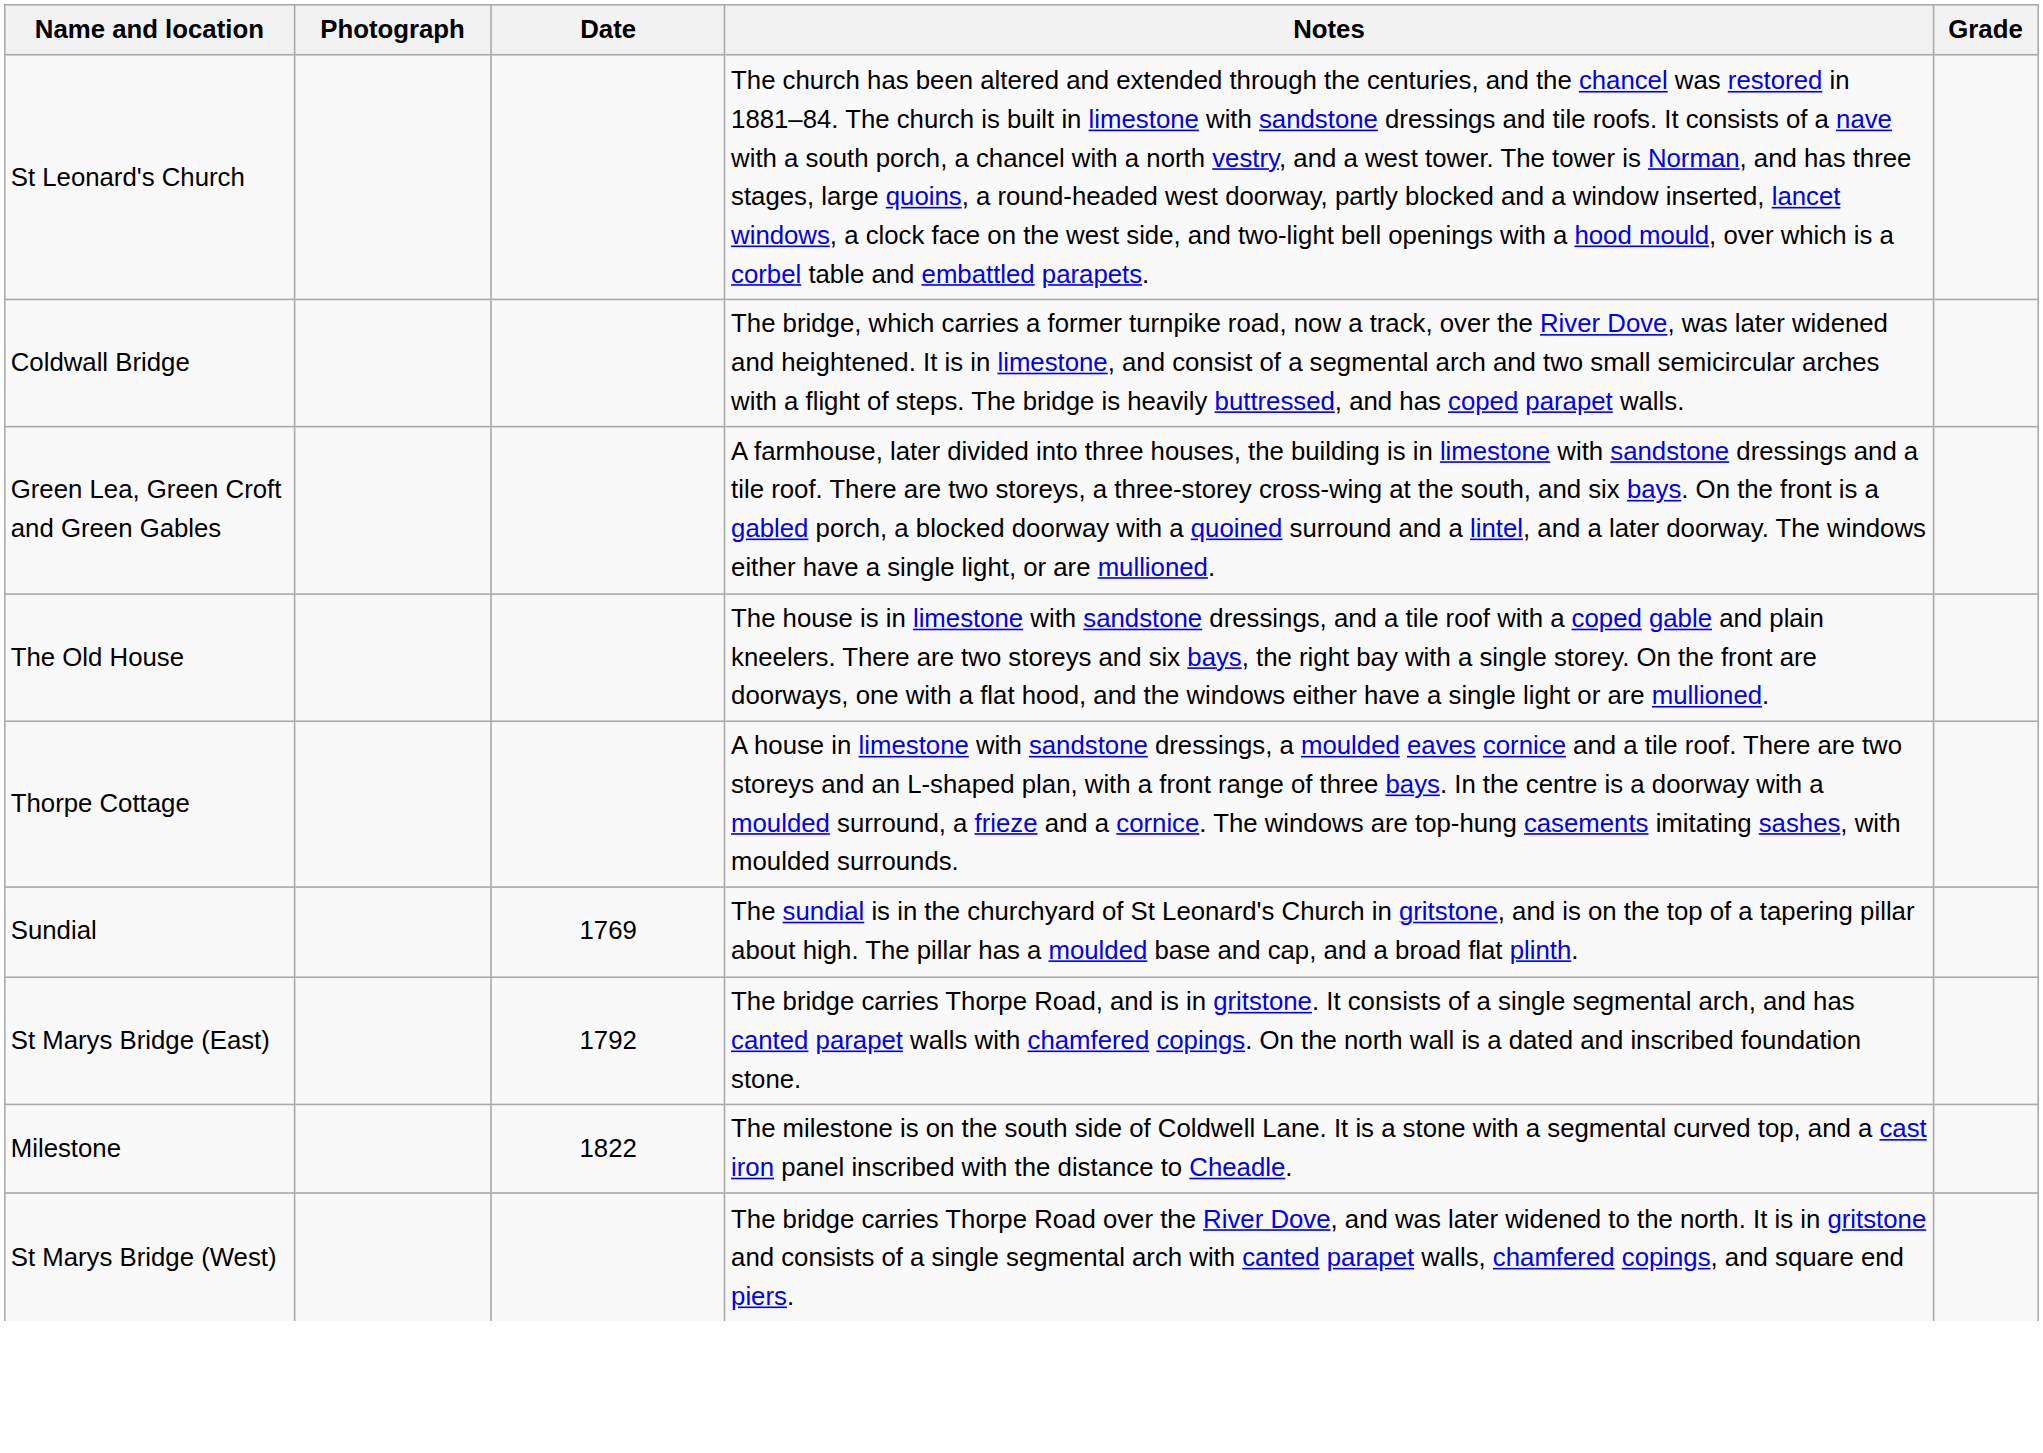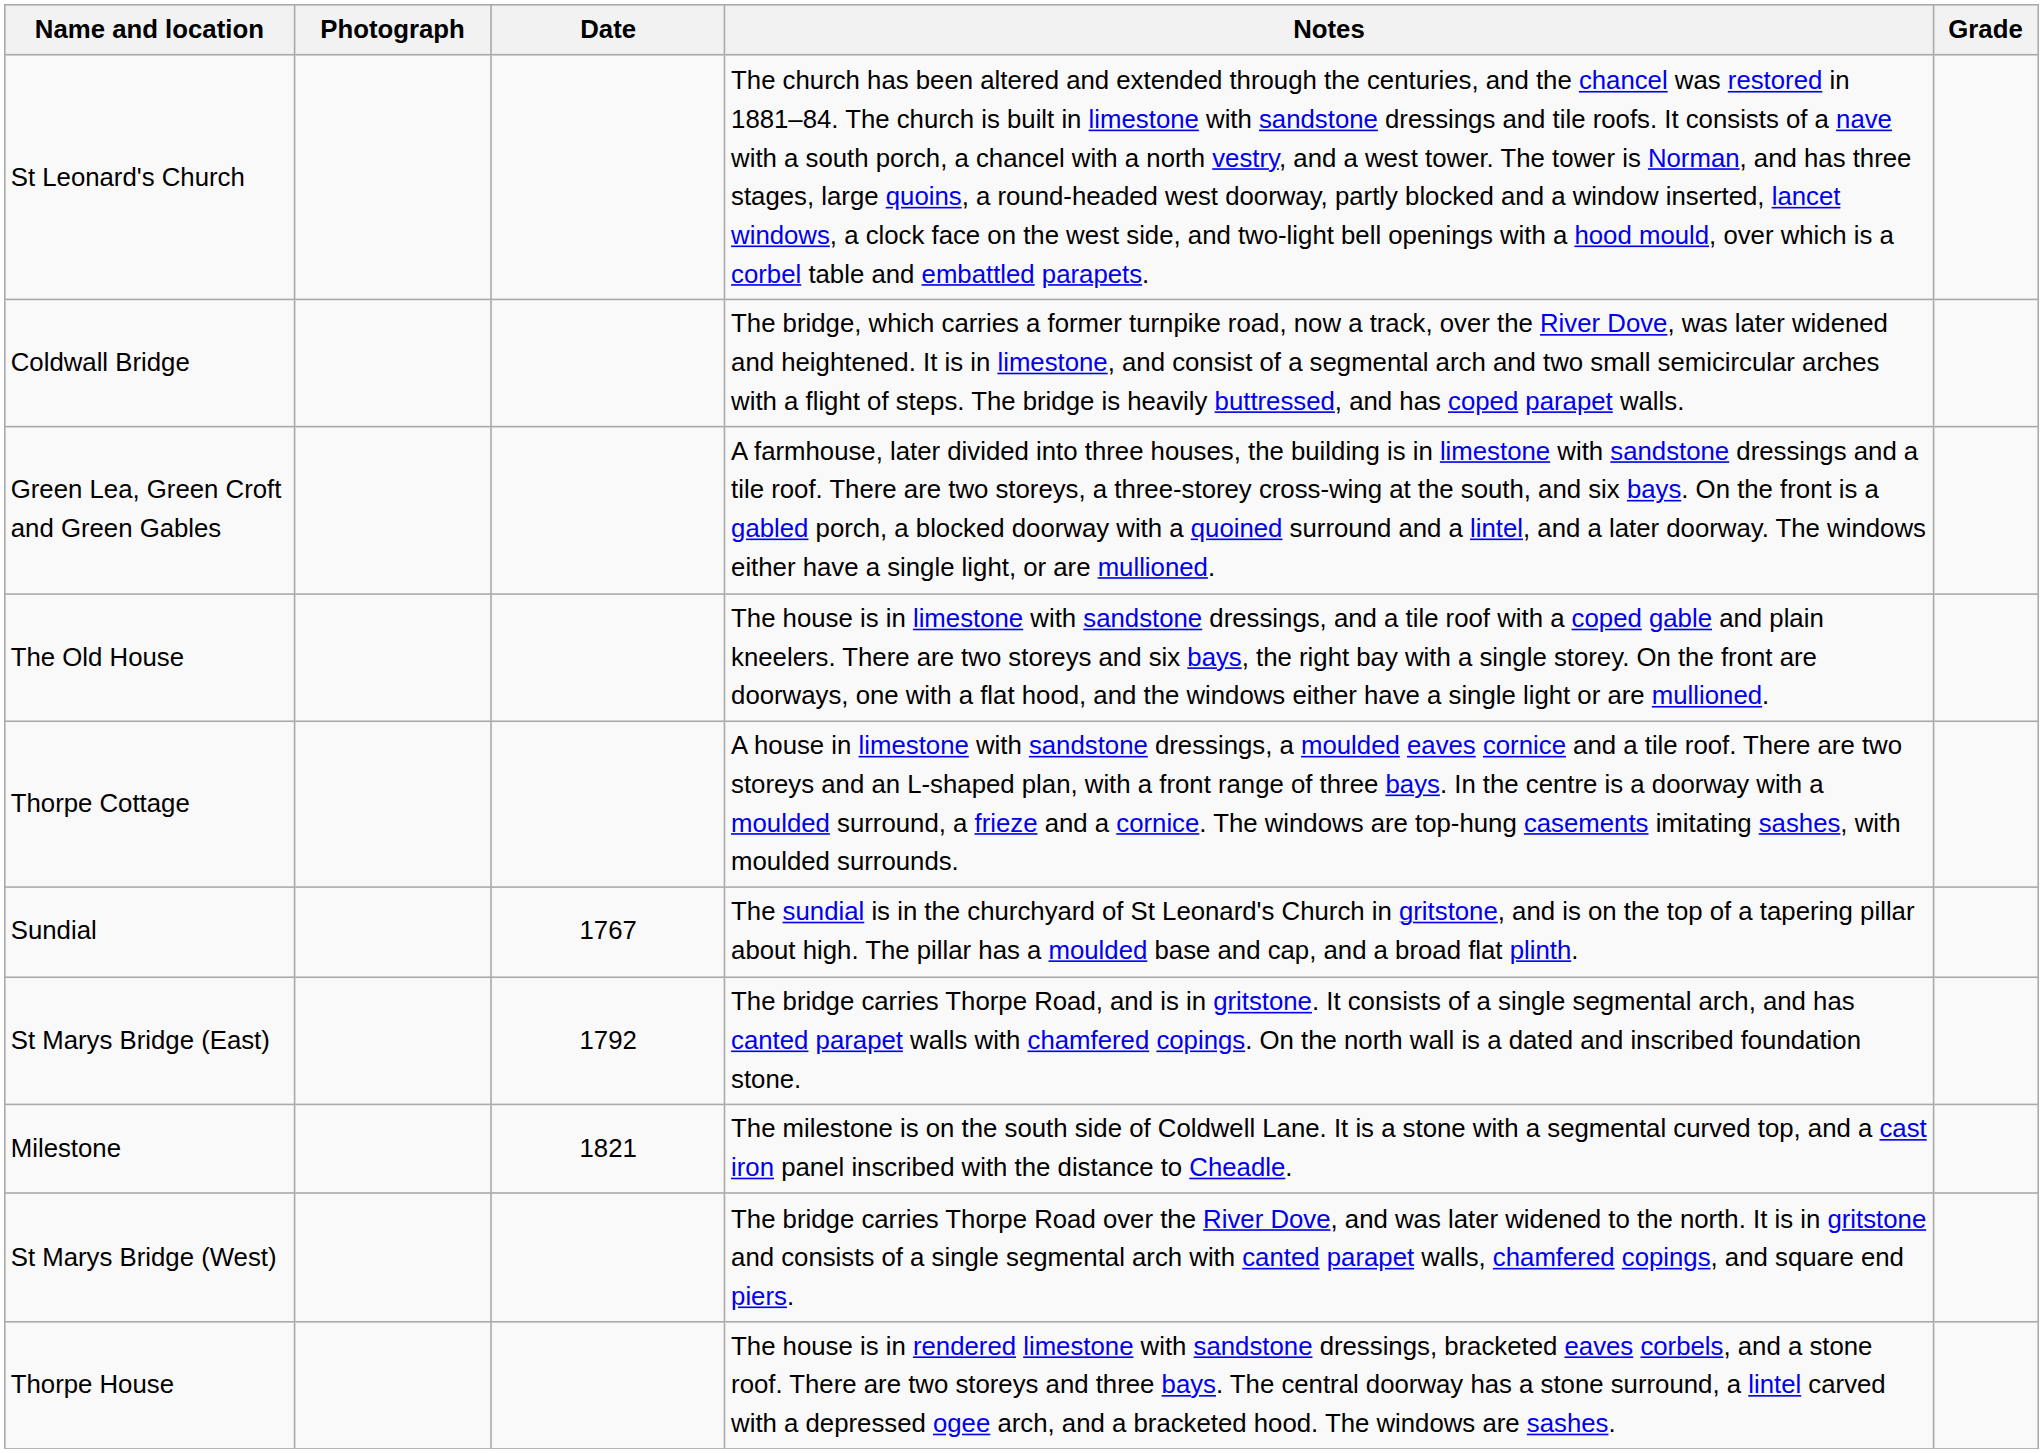(608, 931) 1769 -> (608, 931) 1767
(608, 1148) 1822 -> (608, 1148) 1821
+ row: (92, 1384)
